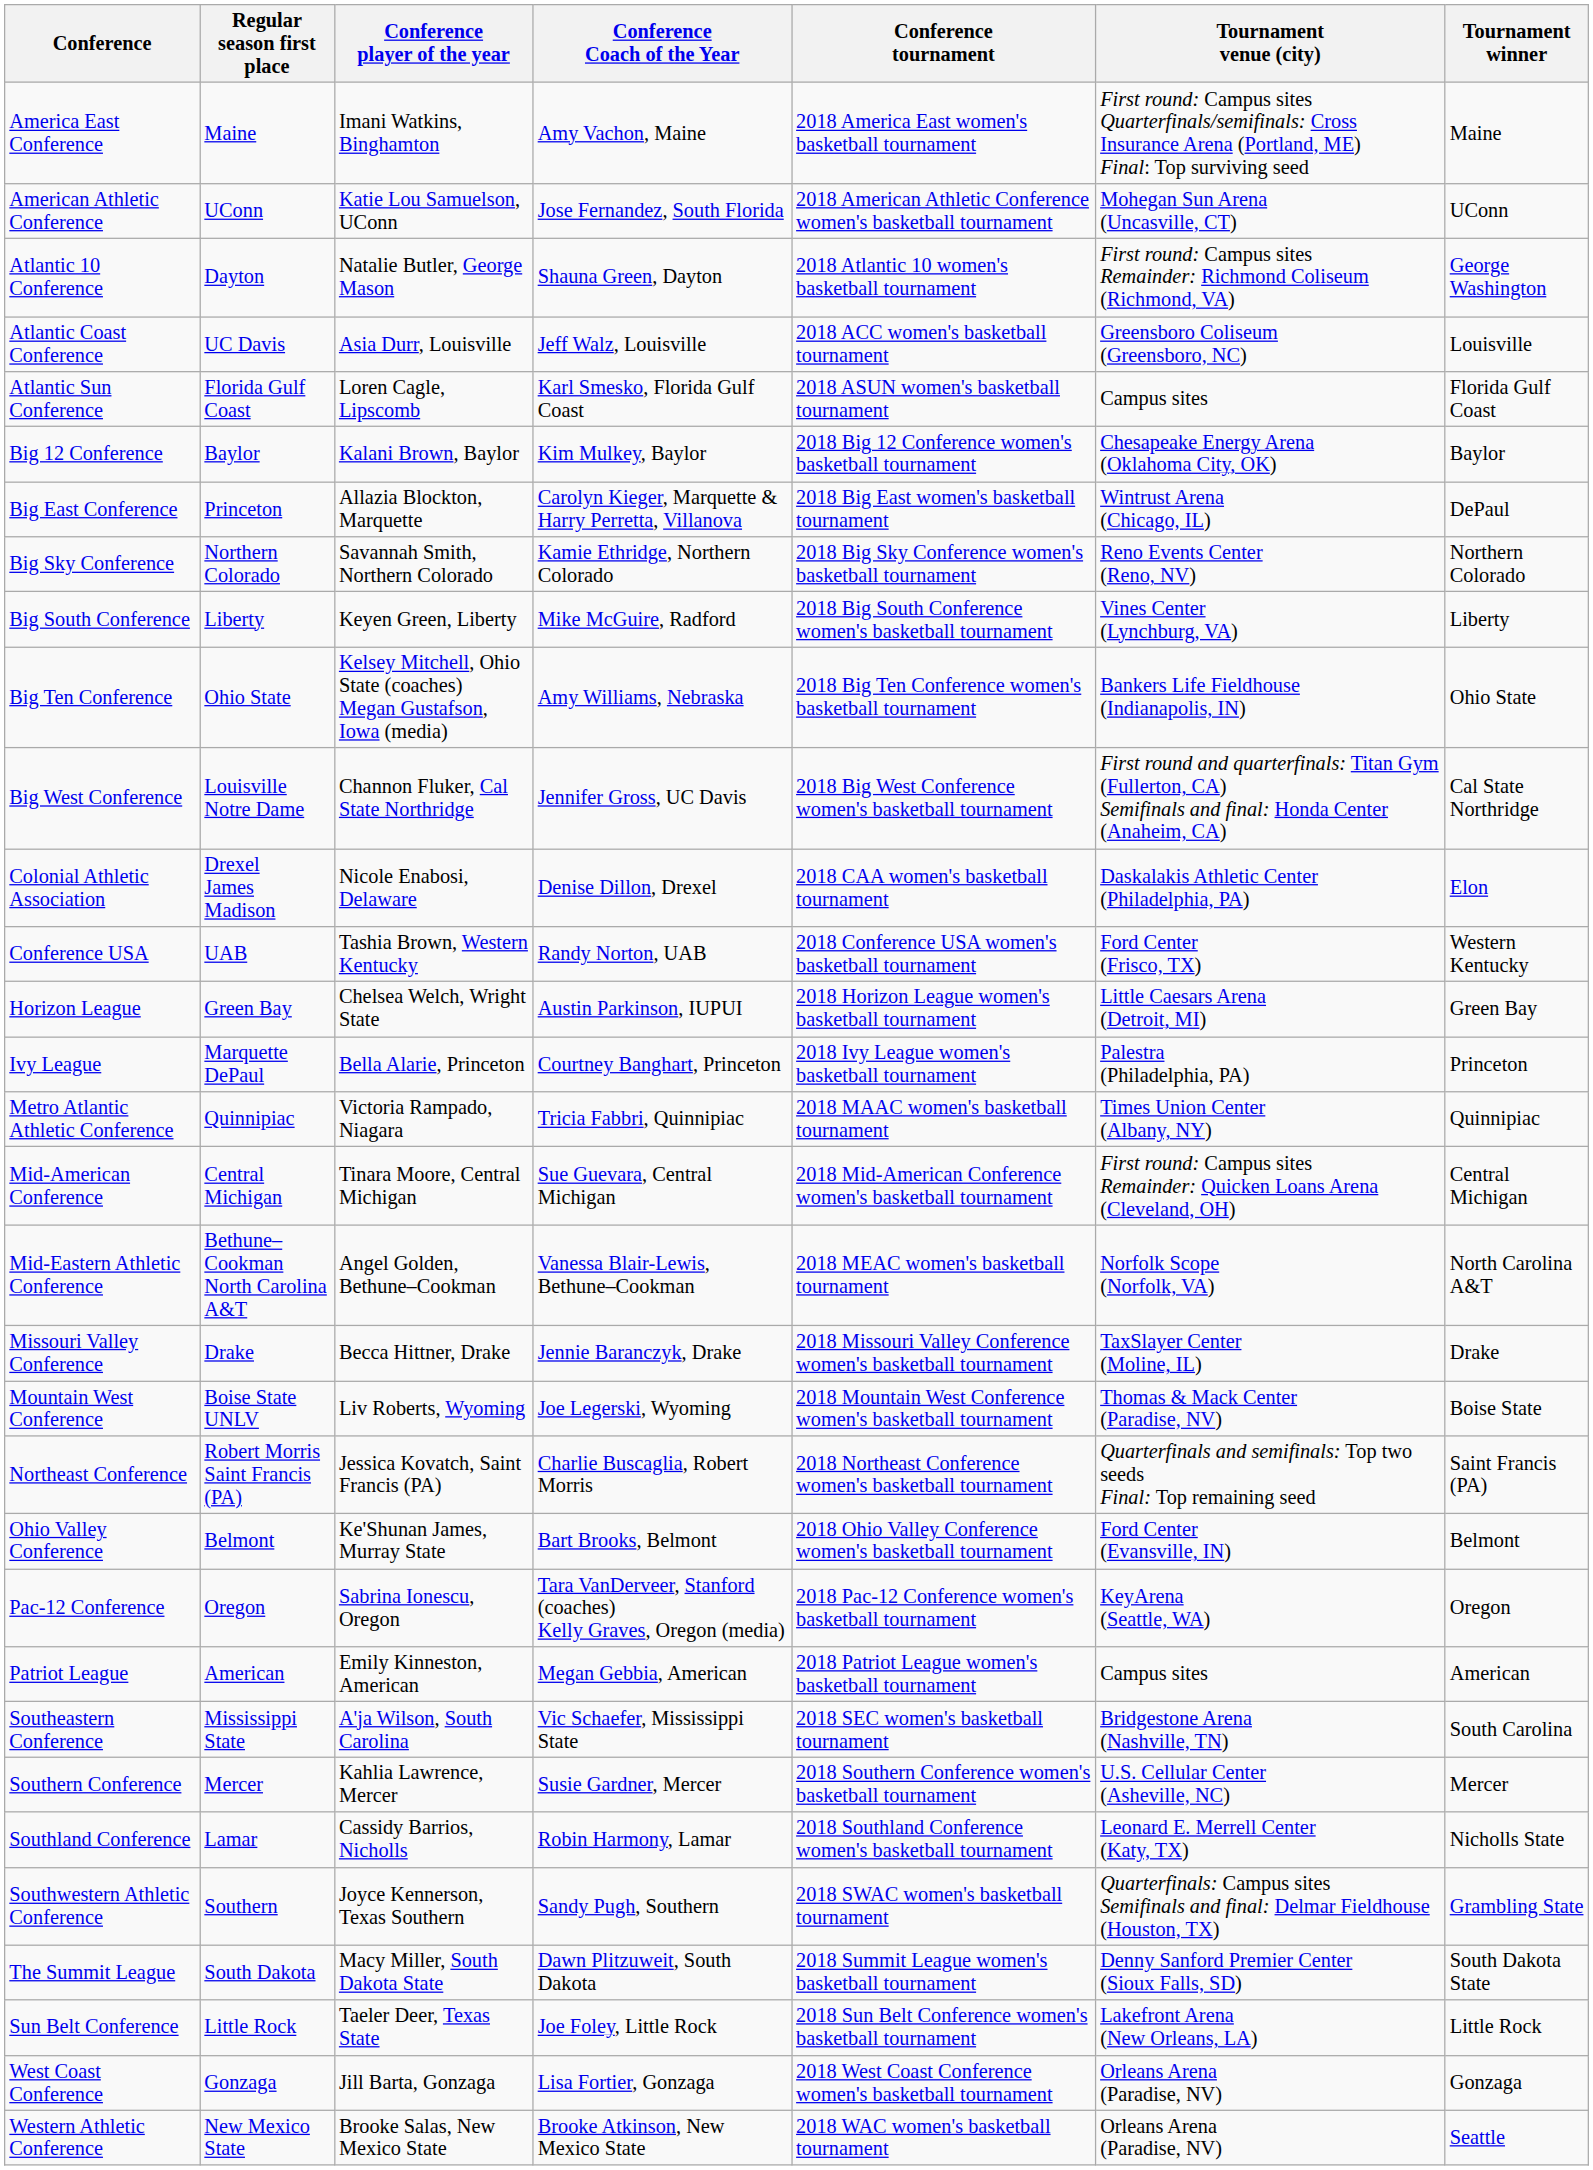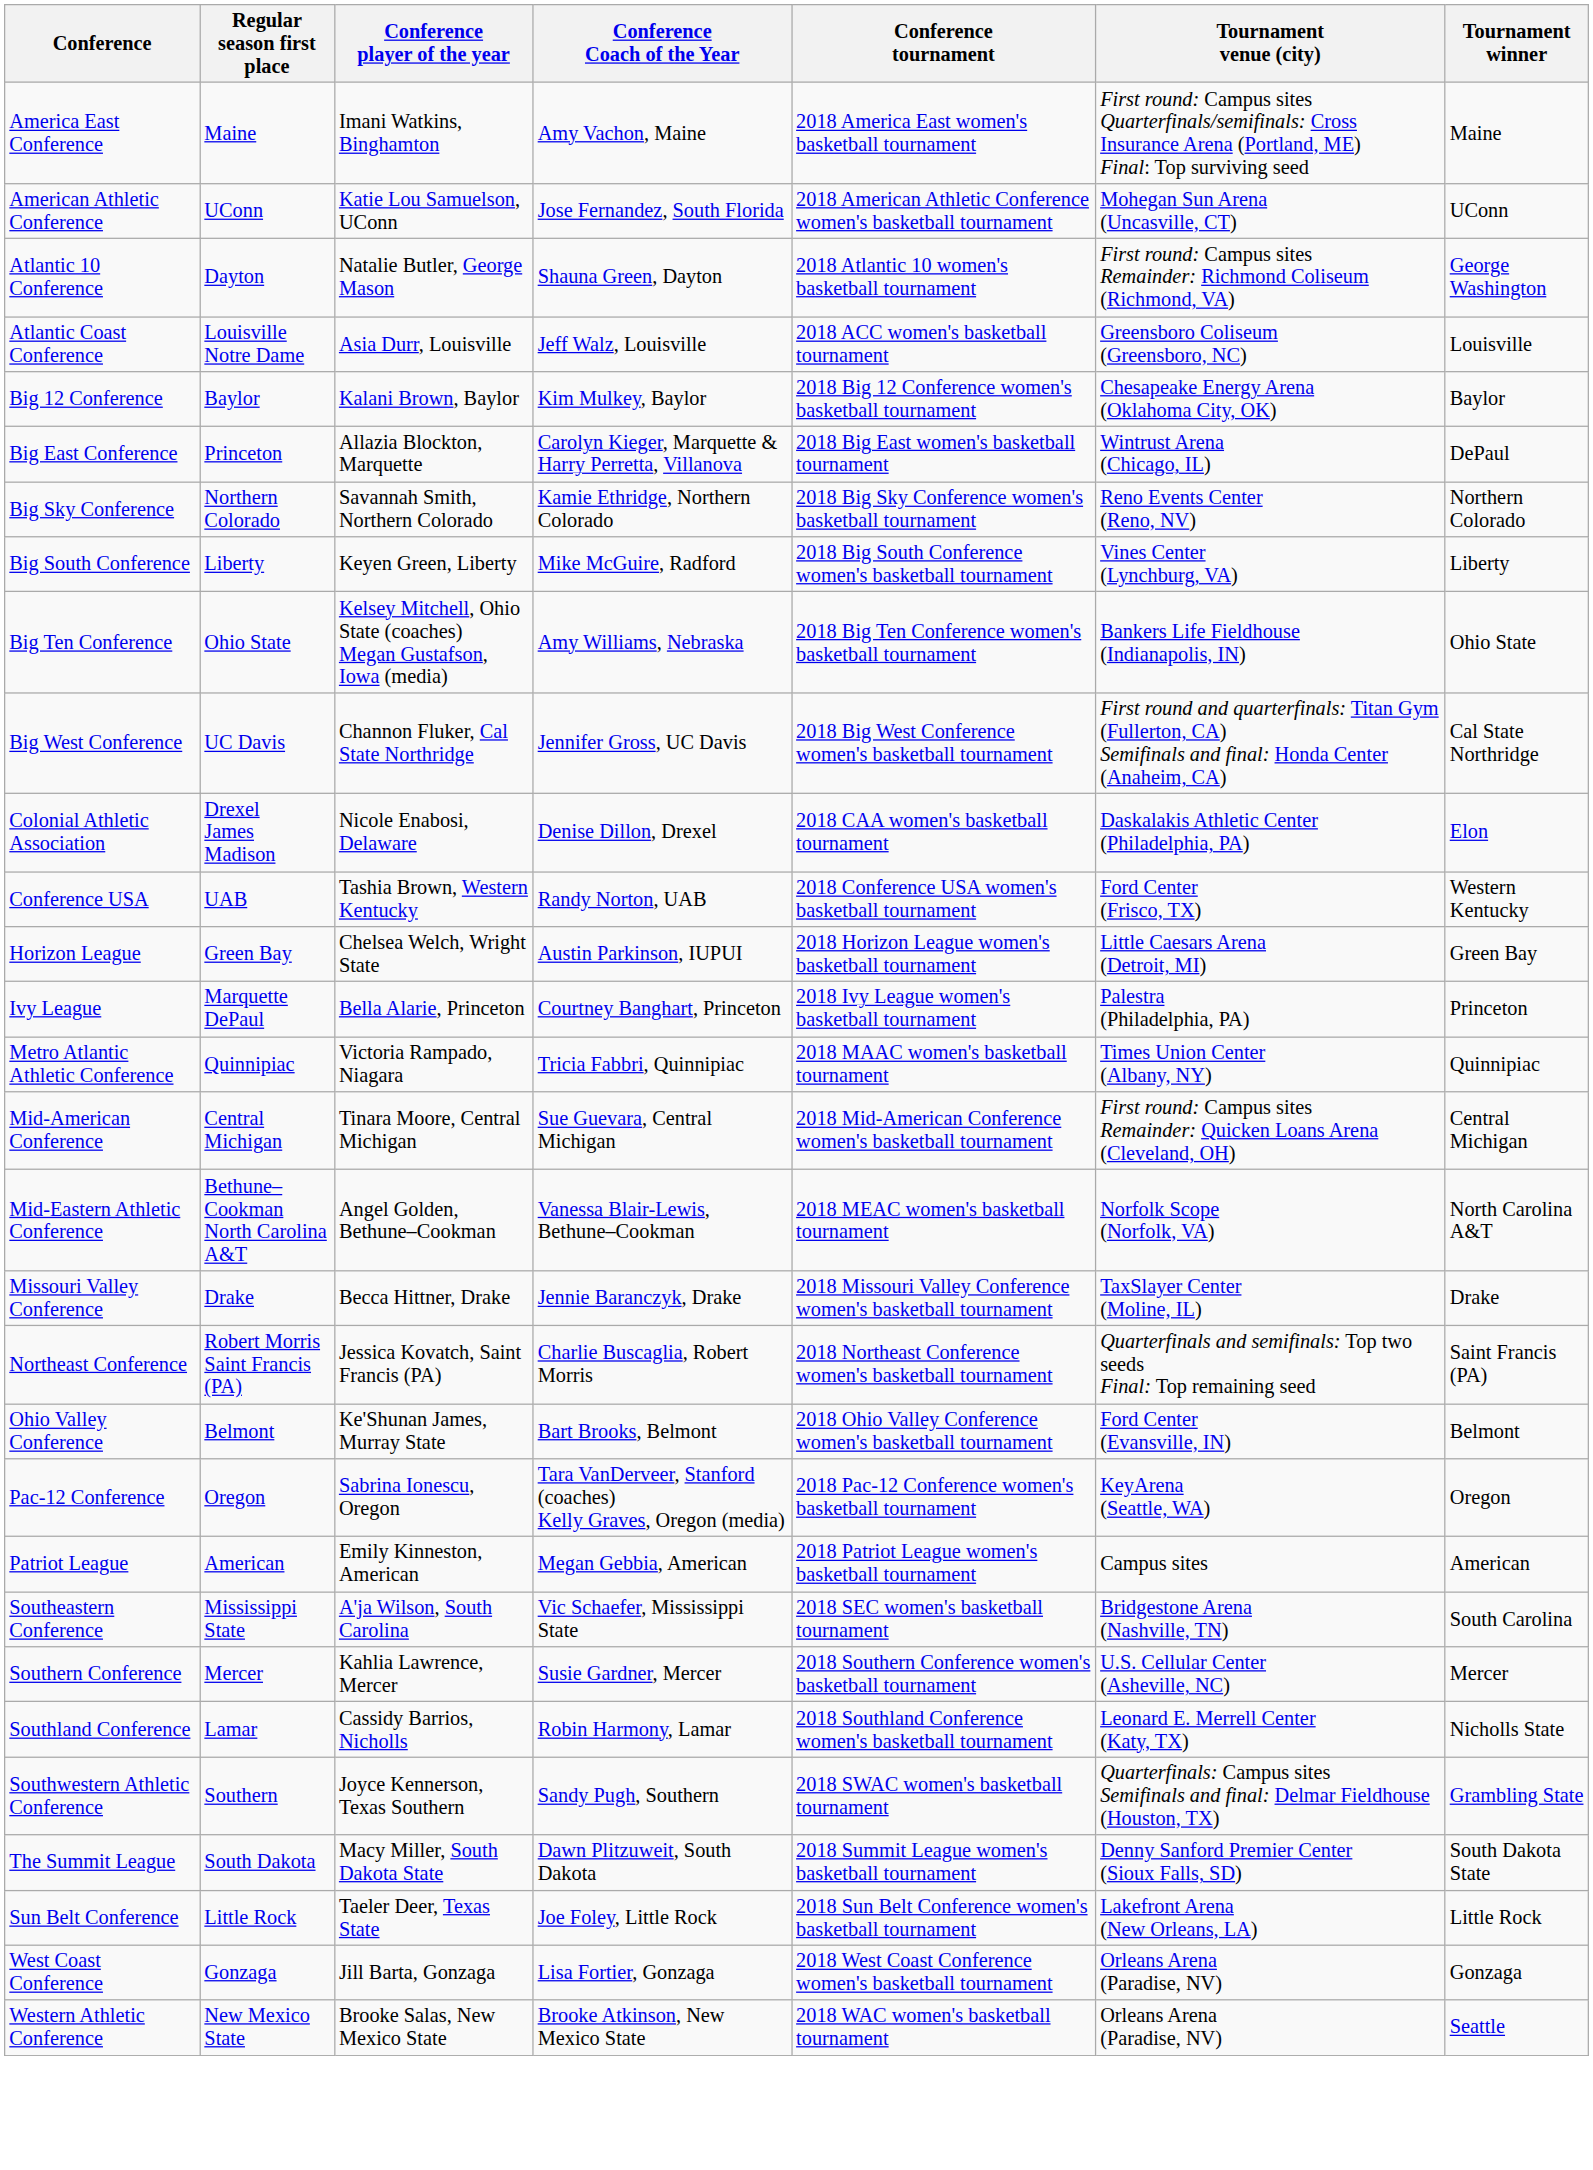(245, 343) UC Davis -> (254, 343) Louisville Notre Dame
- row: (60, 398)
(254, 798) Louisville Notre Dame -> (245, 742) UC Davis
- row: (71, 1408)
